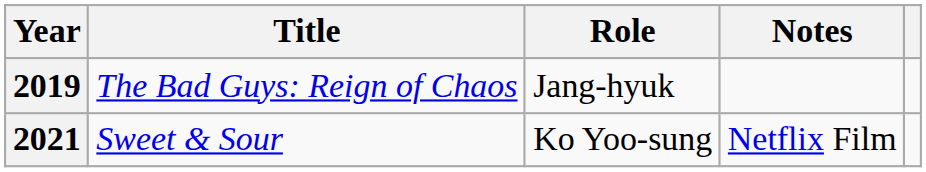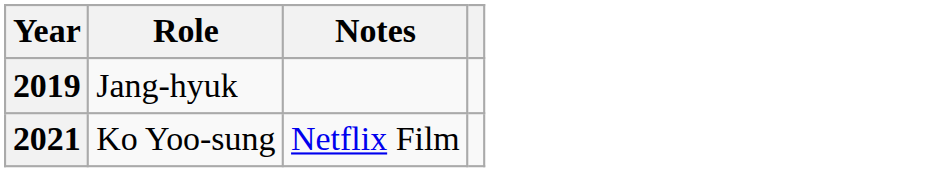- column: (307, 31)
